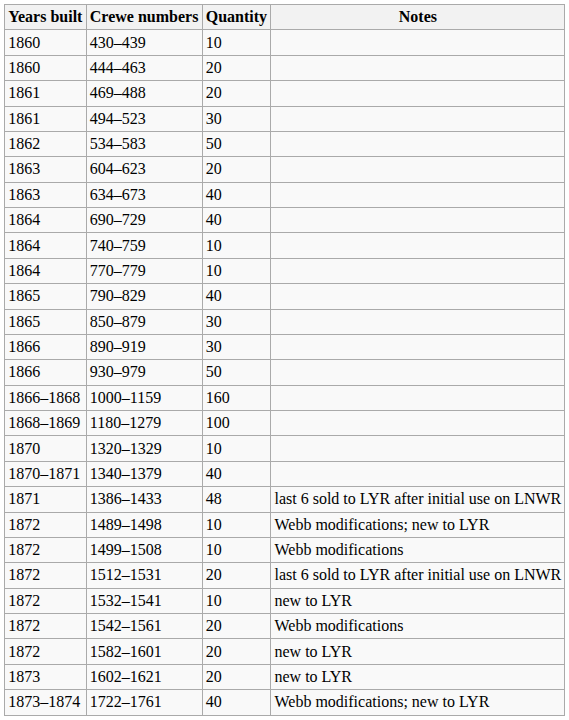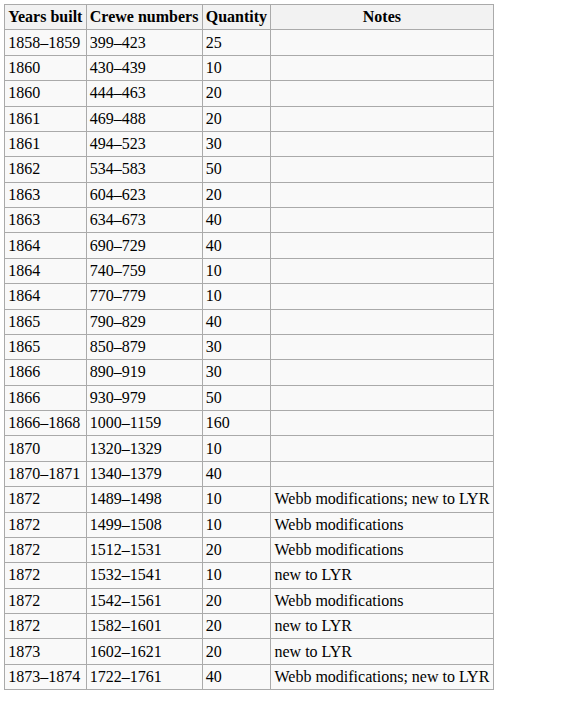+ row: (118, 42)
- row: (126, 423)
- row: (126, 499)
(418, 575) last 6 sold to LYR after initial use on LNWR -> (339, 550) Webb modifications
